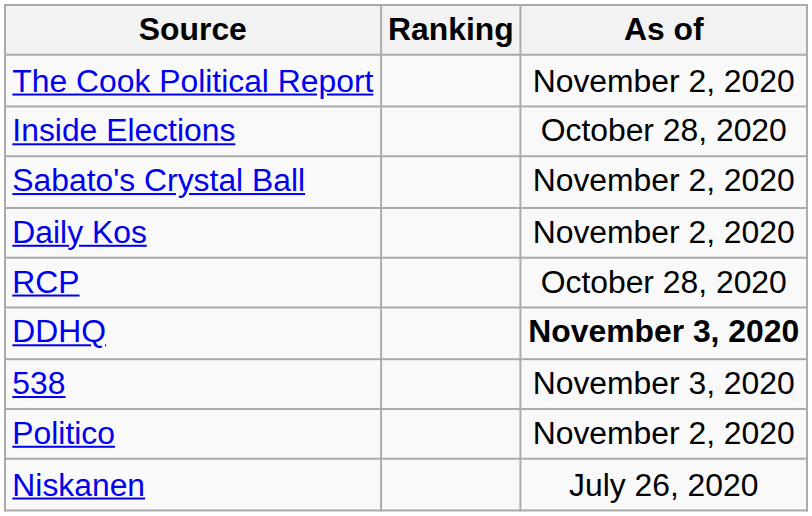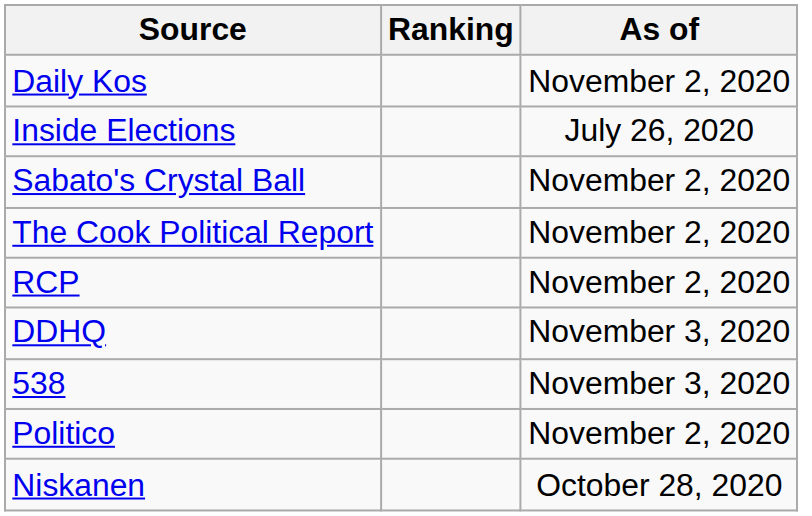rows swapped: (193, 80) <-> (80, 231)
(664, 130) October 28, 2020 -> (659, 130) July 26, 2020
(664, 282) October 28, 2020 -> (659, 282) November 2, 2020
(664, 332) bold -> (659, 332) normal
(664, 484) July 26, 2020 -> (659, 484) October 28, 2020
